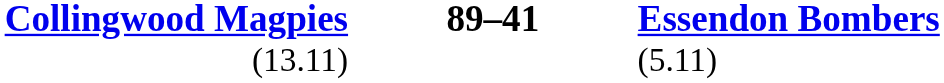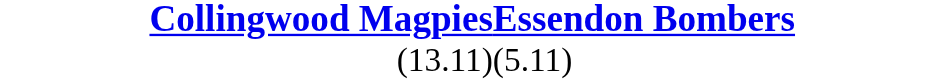- column: (493, 19)
